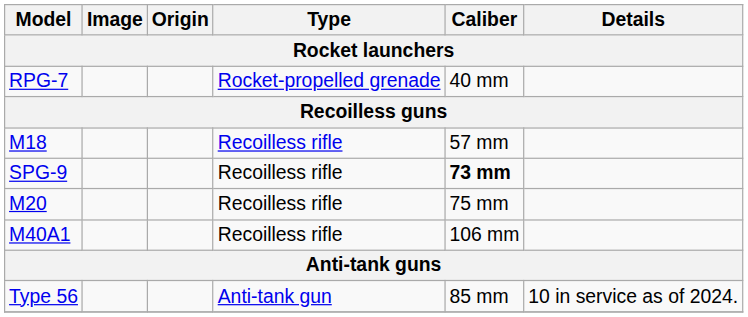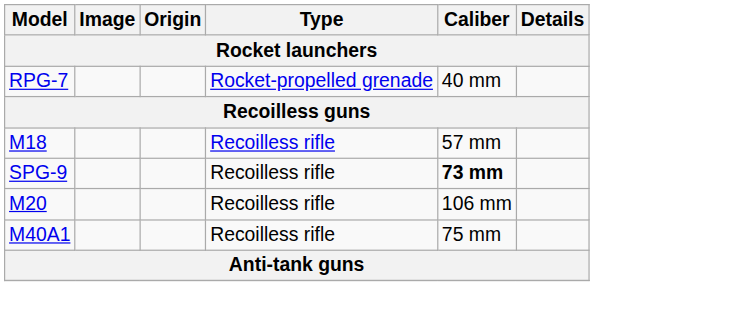(479, 204) 75 mm -> (477, 204) 106 mm
(484, 234) 106 mm -> (471, 234) 75 mm
- row: (44, 296)
